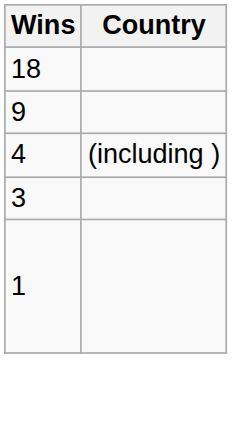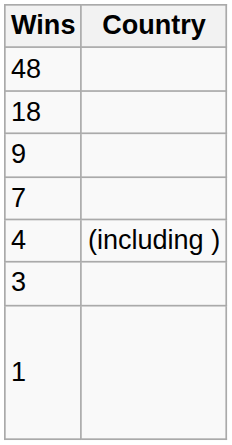+ row: (26, 68)
+ row: (19, 197)
